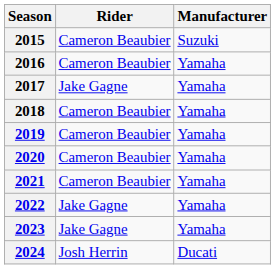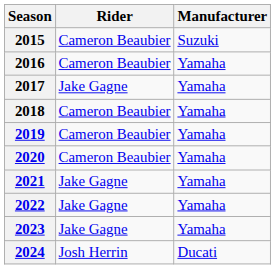(115, 181) Cameron Beaubier -> (93, 181) Jake Gagne
